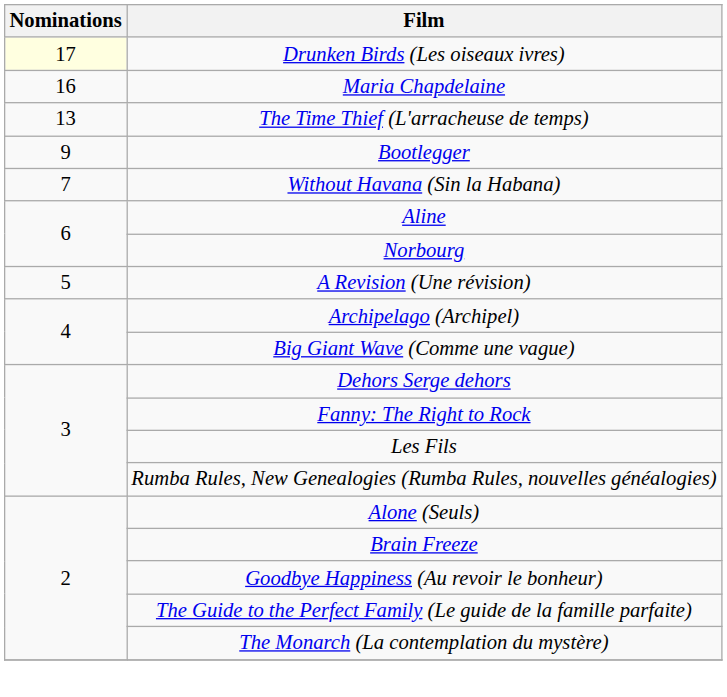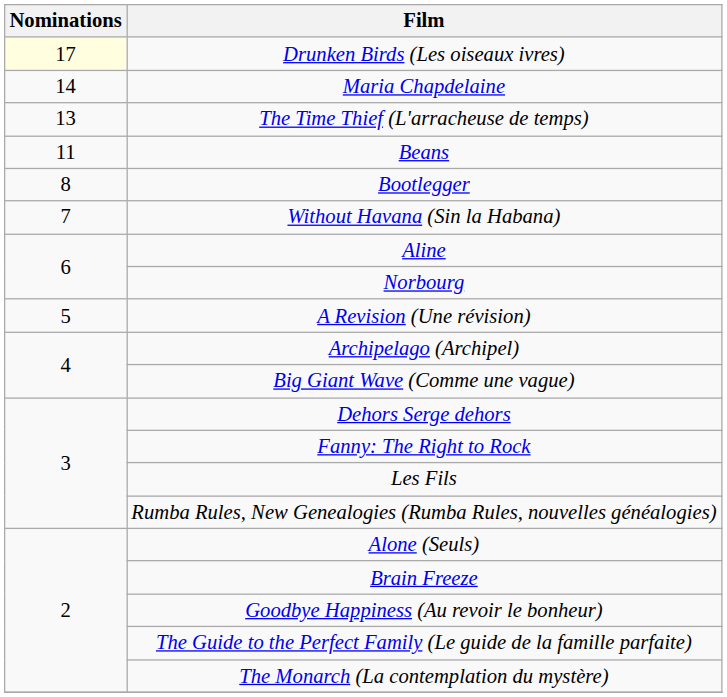(66, 86) 16 -> (66, 86) 14
+ row: (424, 151)
(66, 151) 9 -> (66, 184) 8
